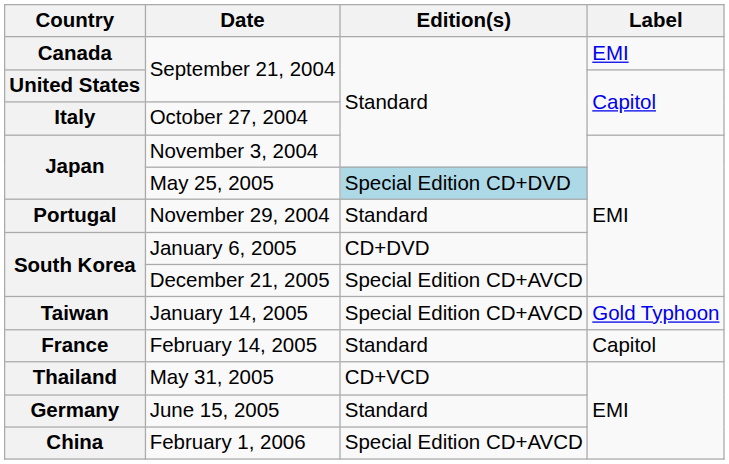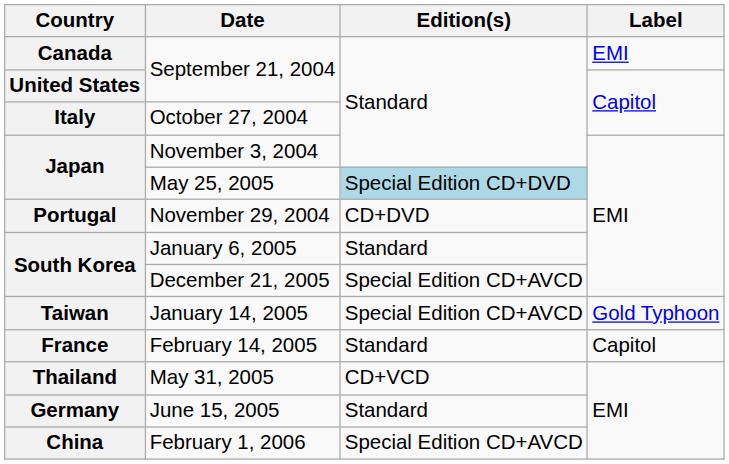(386, 215) Standard -> (387, 215) CD+DVD
(387, 248) CD+DVD -> (386, 248) Standard
